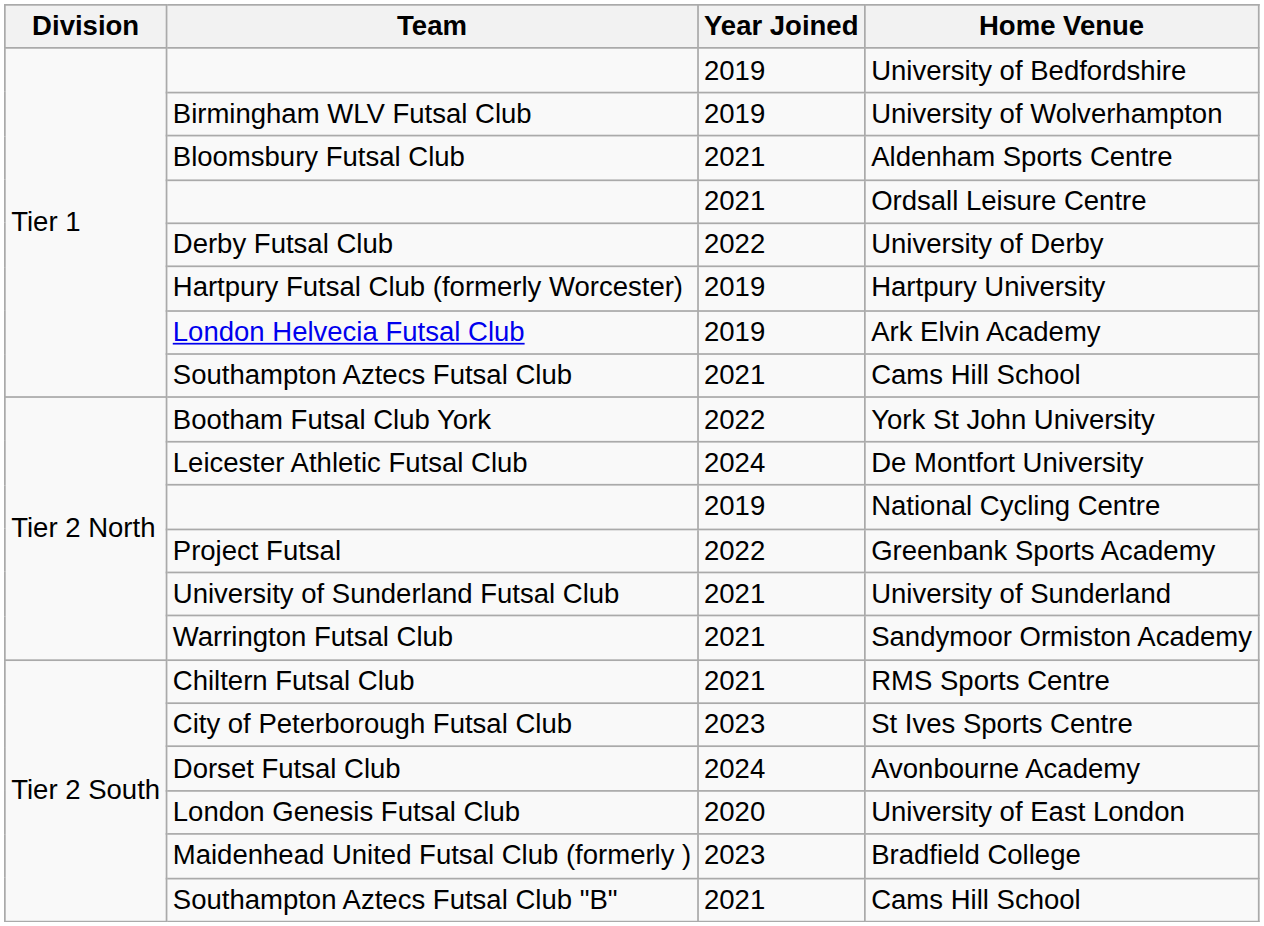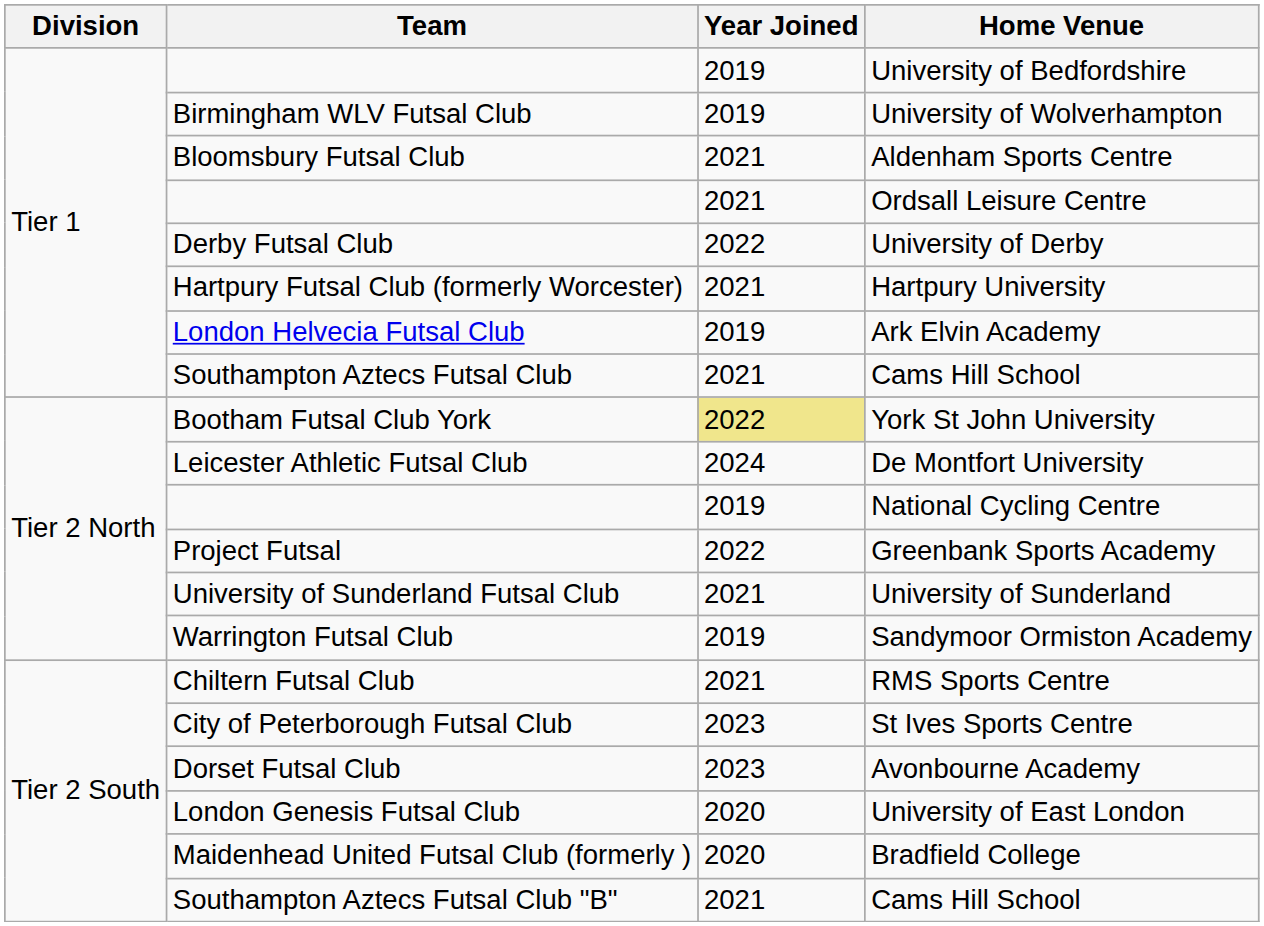(735, 288) 2019 -> (735, 288) 2021
(735, 419) no background -> (735, 419) khaki background
(735, 637) 2021 -> (735, 637) 2019
(735, 768) 2024 -> (735, 768) 2023
(735, 855) 2023 -> (735, 855) 2020
